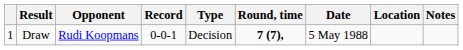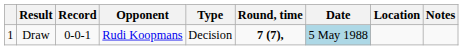columns swapped: (164, 14) <-> (99, 14)
(338, 35) no background -> (338, 35) lightblue background
